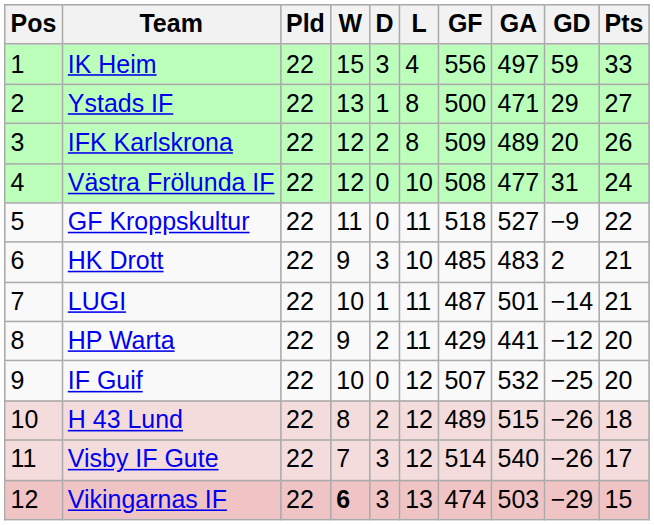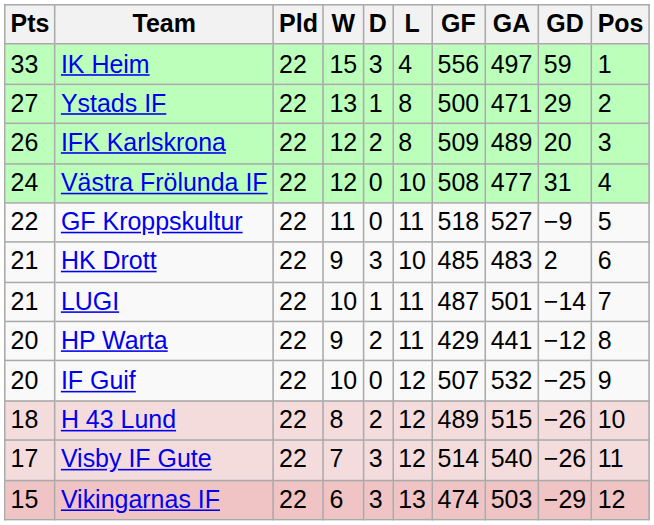columns swapped: (33, 24) <-> (624, 24)
(343, 499) bold -> (336, 499) normal
